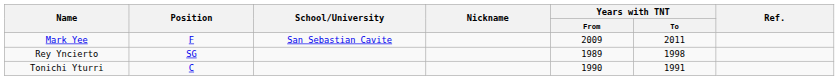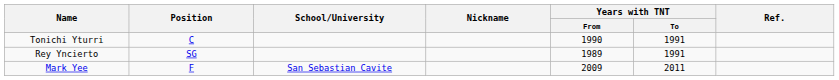rows swapped: (67, 40) <-> (67, 68)
(675, 54) 1998 -> (675, 54) 1991
